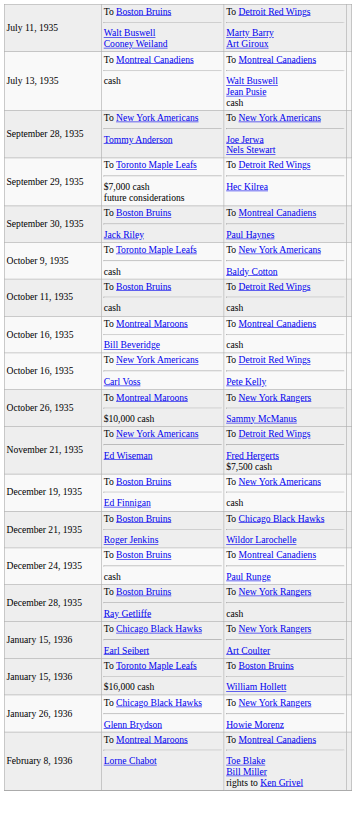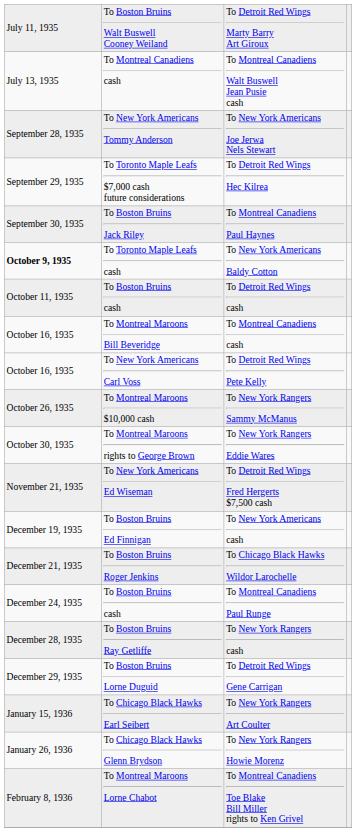(38, 261) normal -> (39, 261) bold
+ row: (285, 445)
+ row: (285, 676)
- row: (285, 676)
